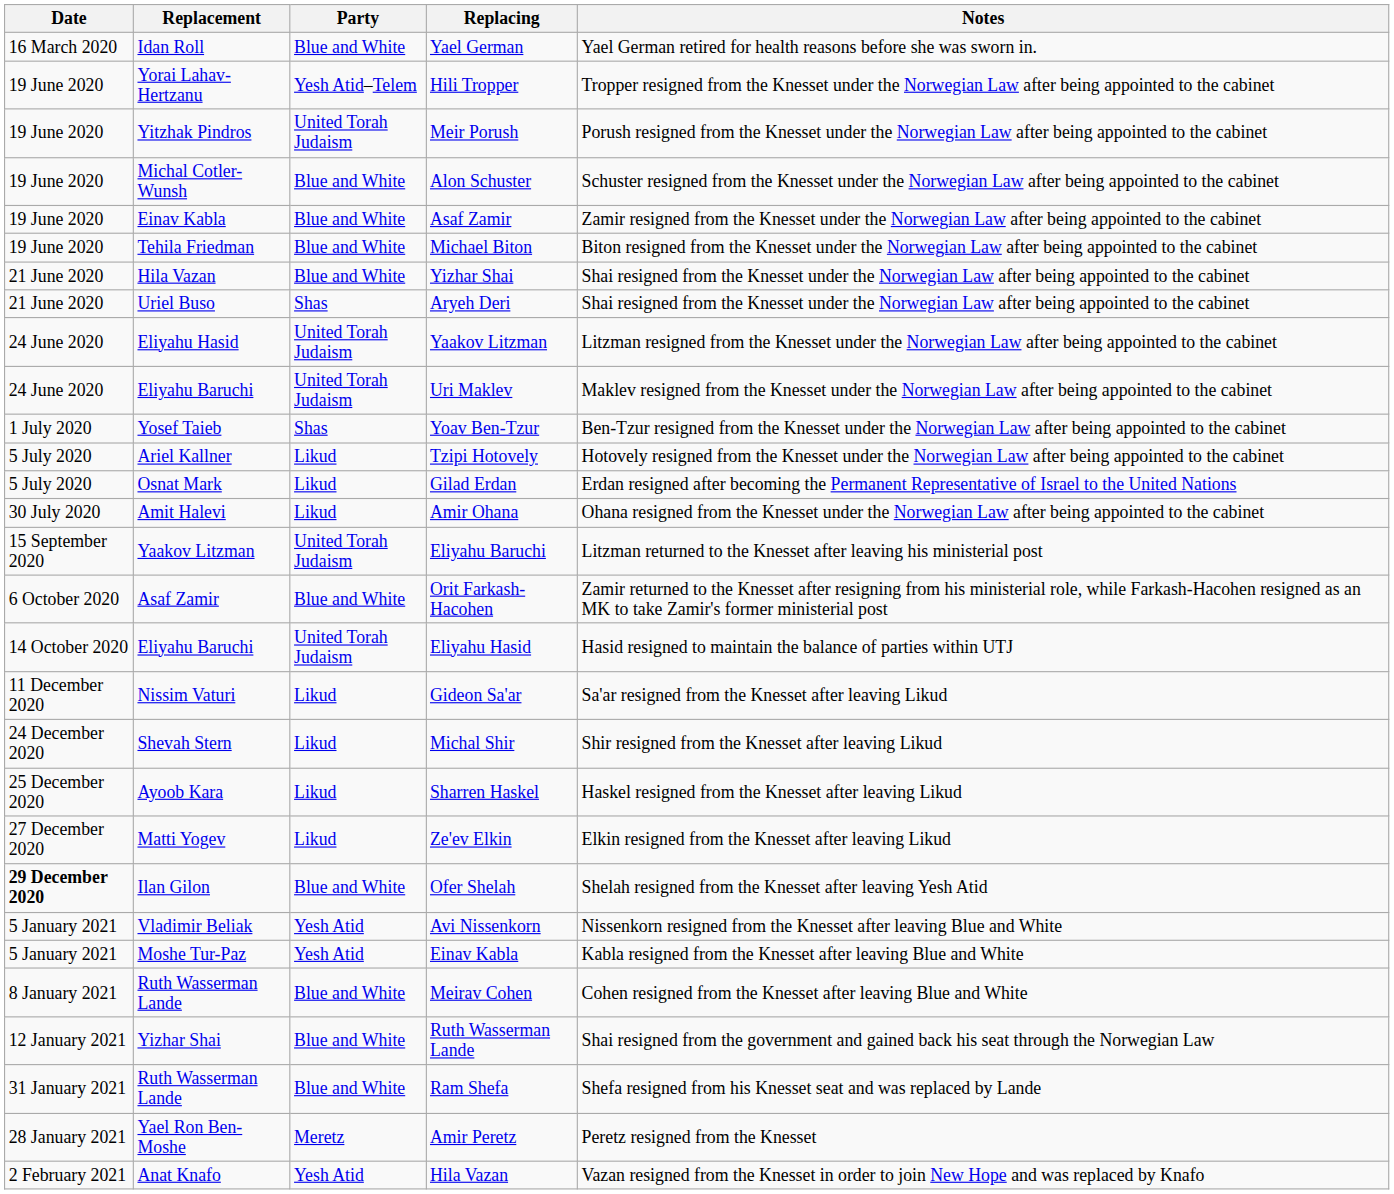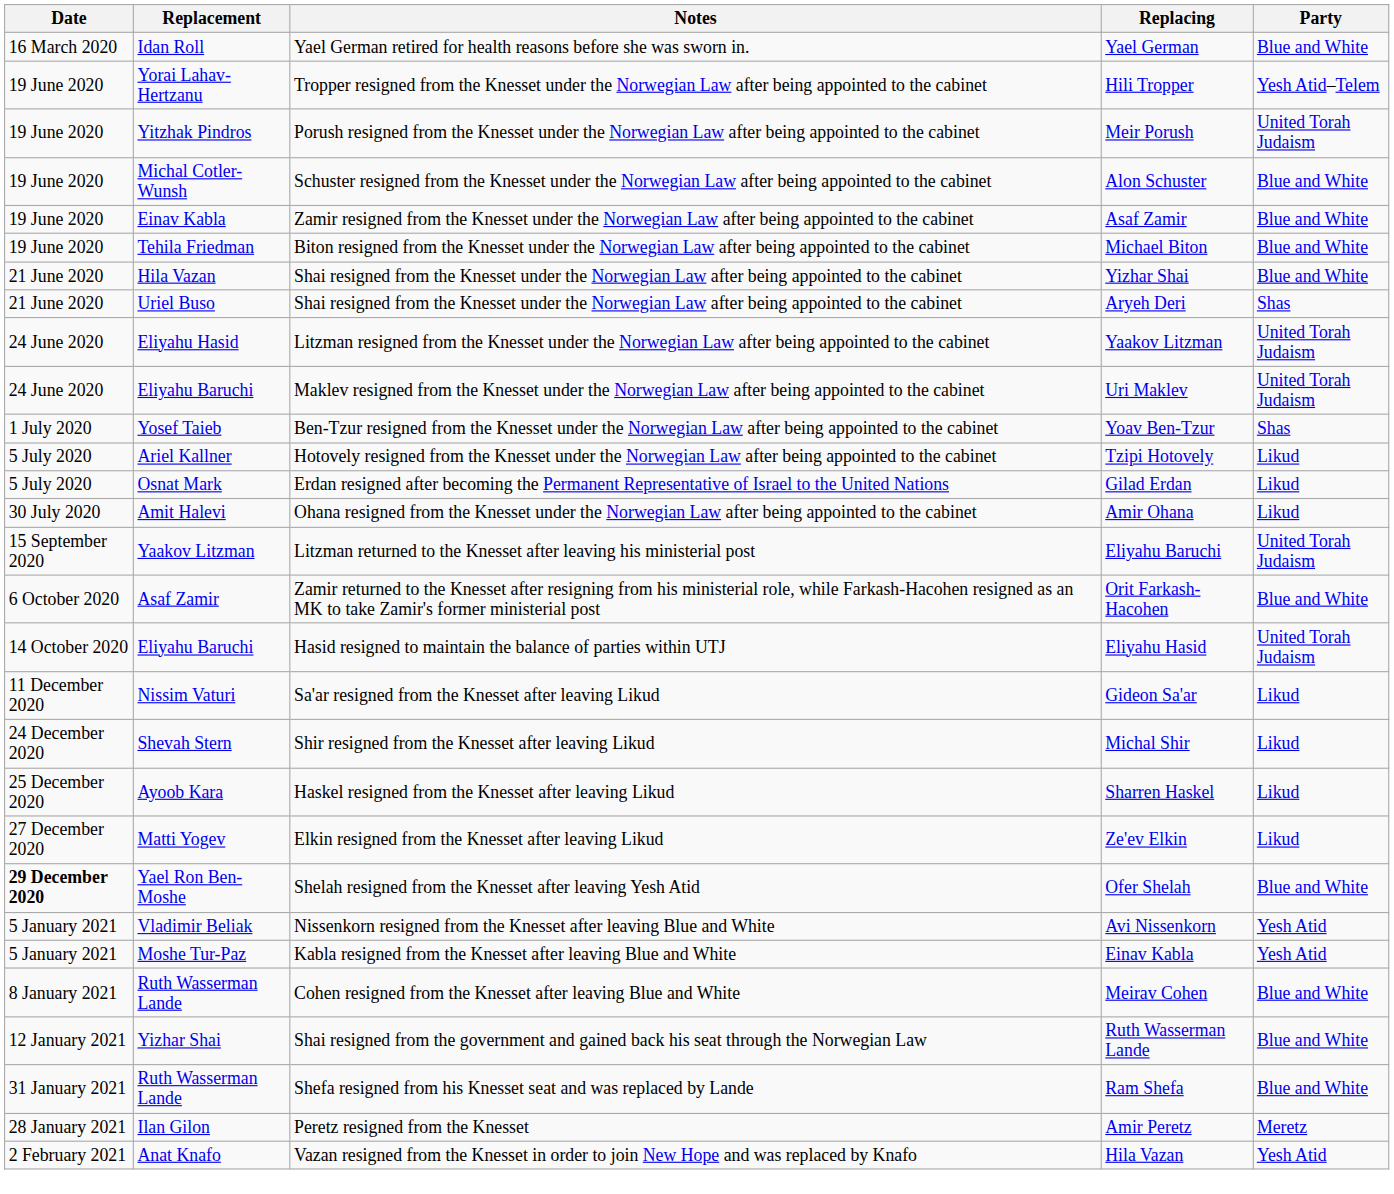columns swapped: (358, 18) <-> (983, 18)
(174, 887) Ilan Gilon -> (190, 887) Yael Ron Ben-Moshe
(190, 1136) Yael Ron Ben-Moshe -> (174, 1126) Ilan Gilon
